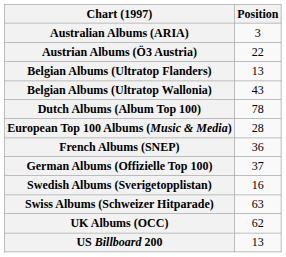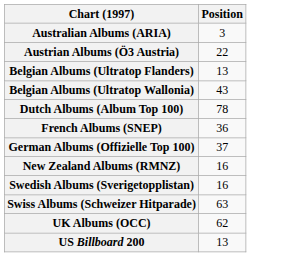- row: (119, 128)
+ row: (102, 166)
